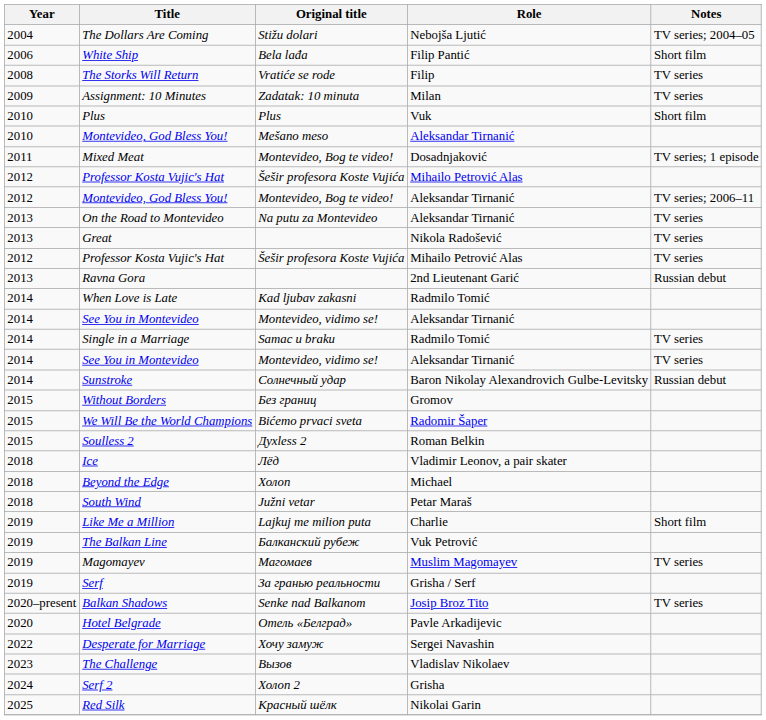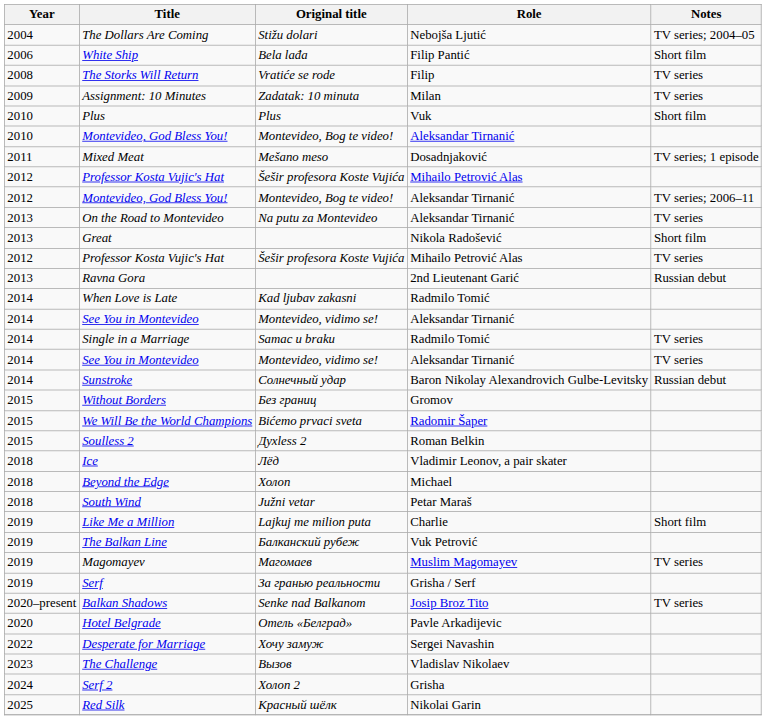(293, 136) Mešano meso -> (326, 136) Montevideo, Bog te video!
(326, 156) Montevideo, Bog te video! -> (293, 156) Mešano meso
(679, 237) TV series -> (680, 237) Short film
